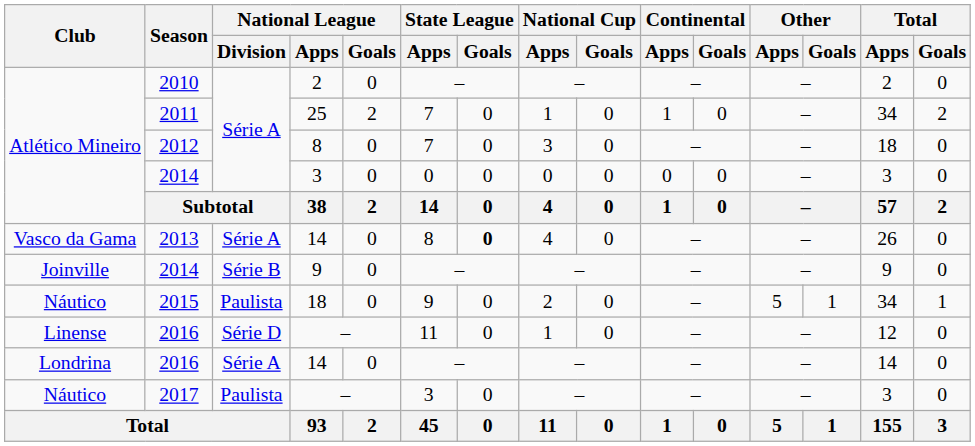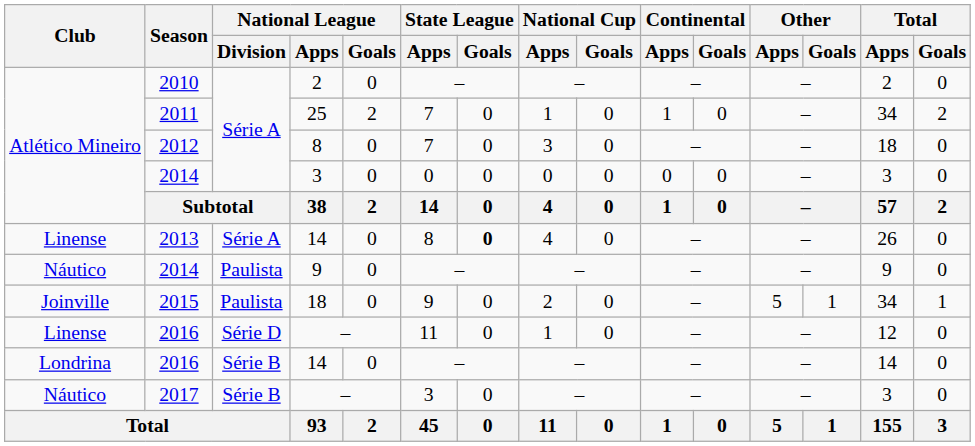(75, 238) Vasco da Gama -> (75, 238) Linense
(75, 269) Joinville -> (75, 269) Náutico
(251, 269) Série B -> (251, 269) Paulista
(75, 301) Náutico -> (75, 301) Joinville
(251, 363) Série A -> (251, 363) Série B
(251, 394) Paulista -> (251, 394) Série B
